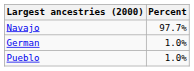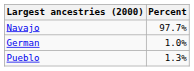(176, 58) 1.0% -> (176, 58) 1.3%
